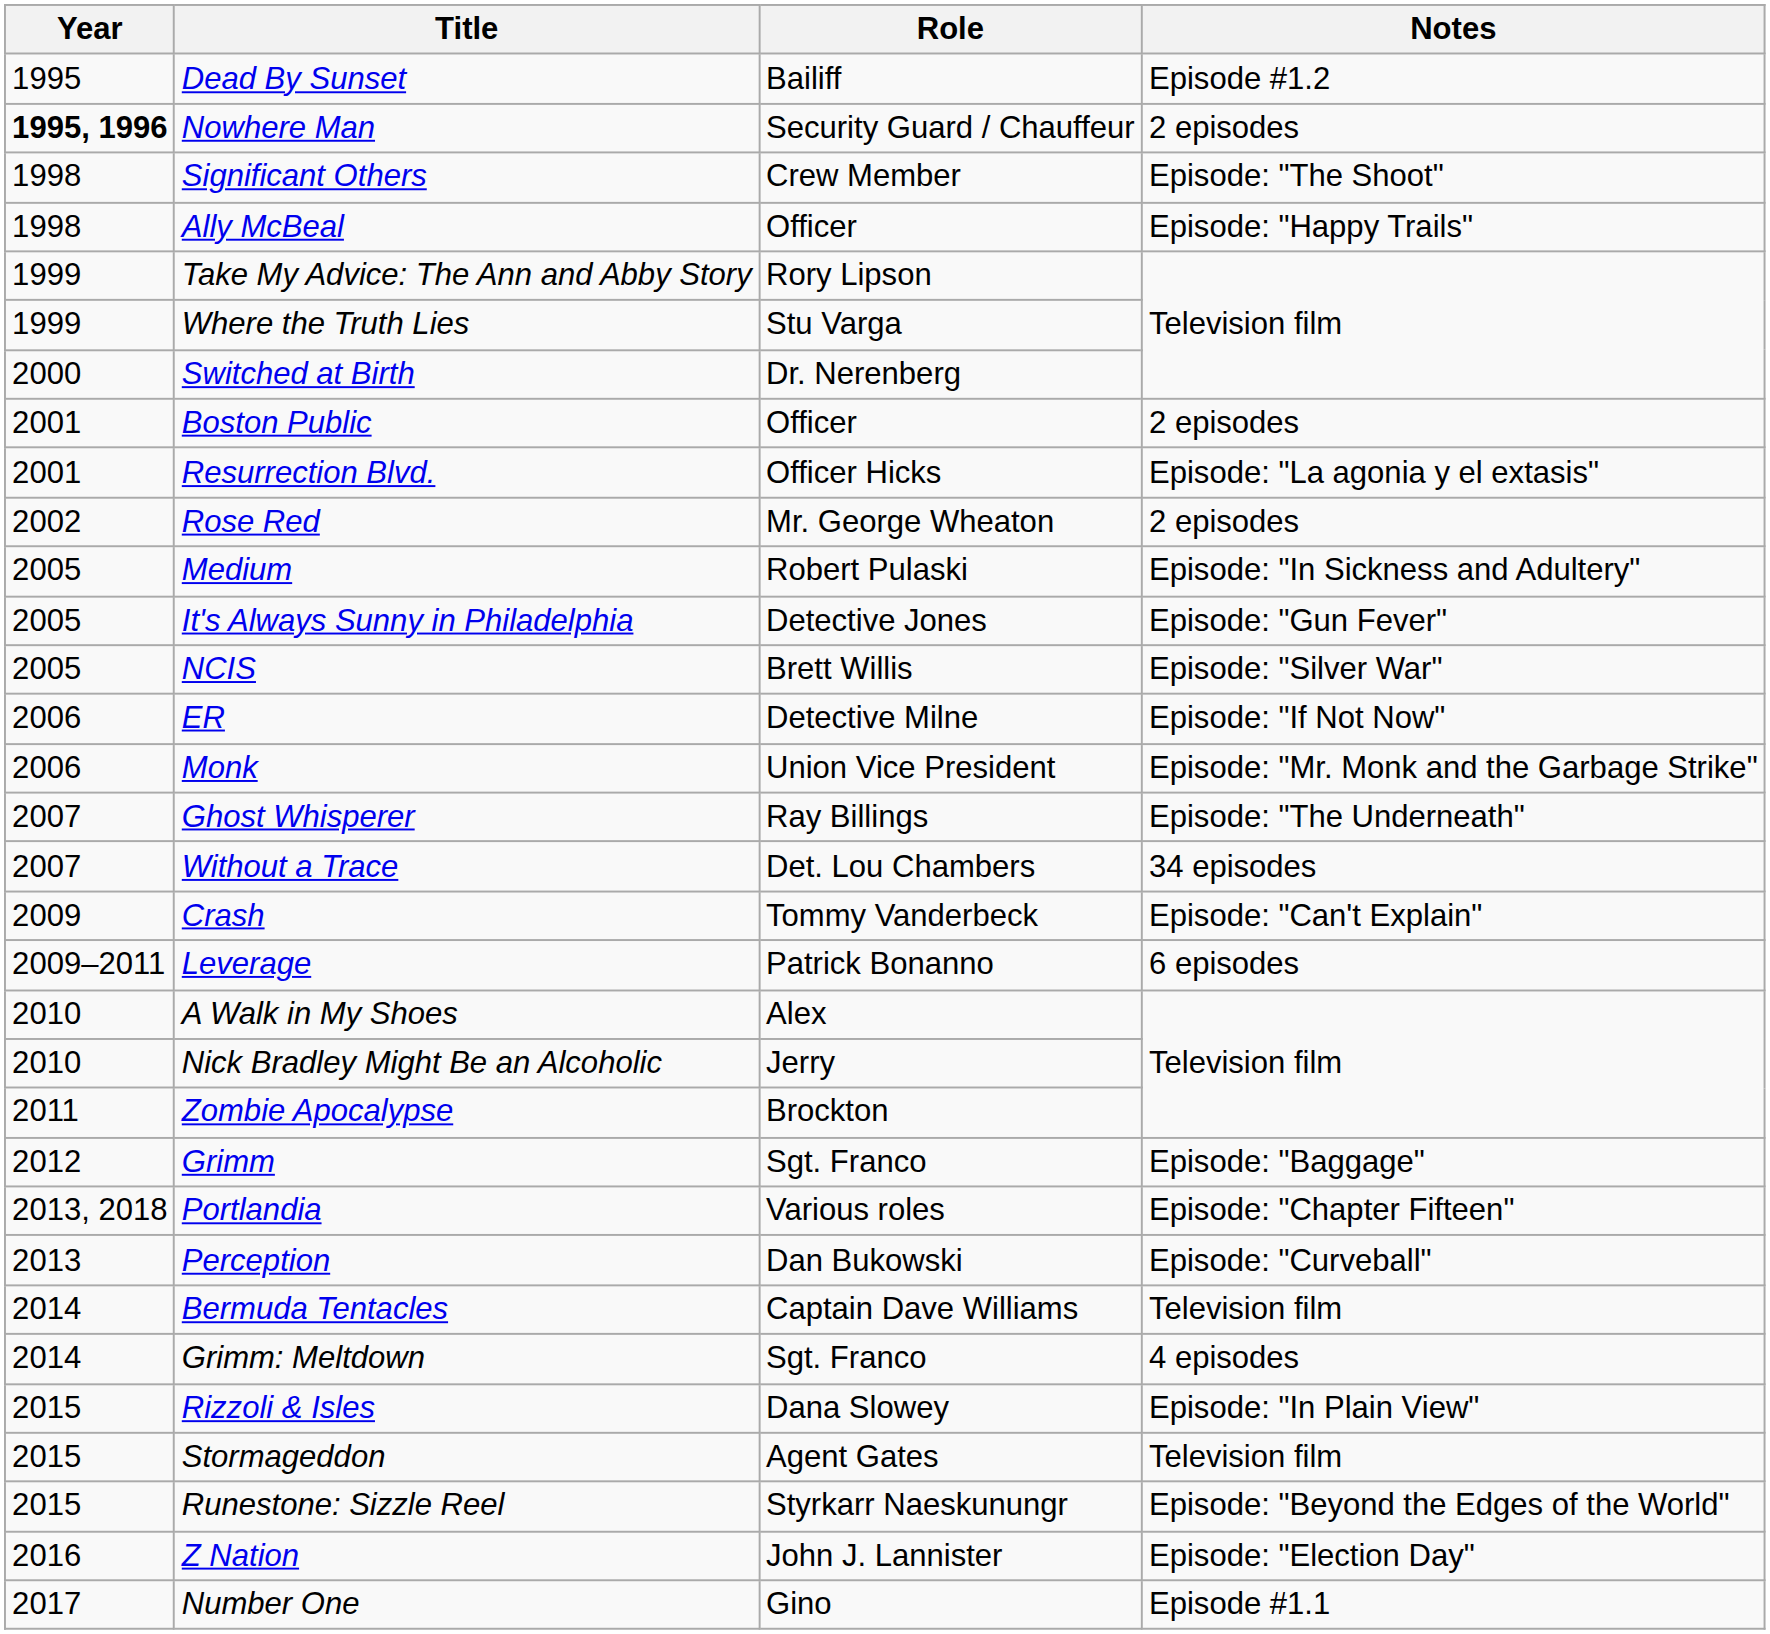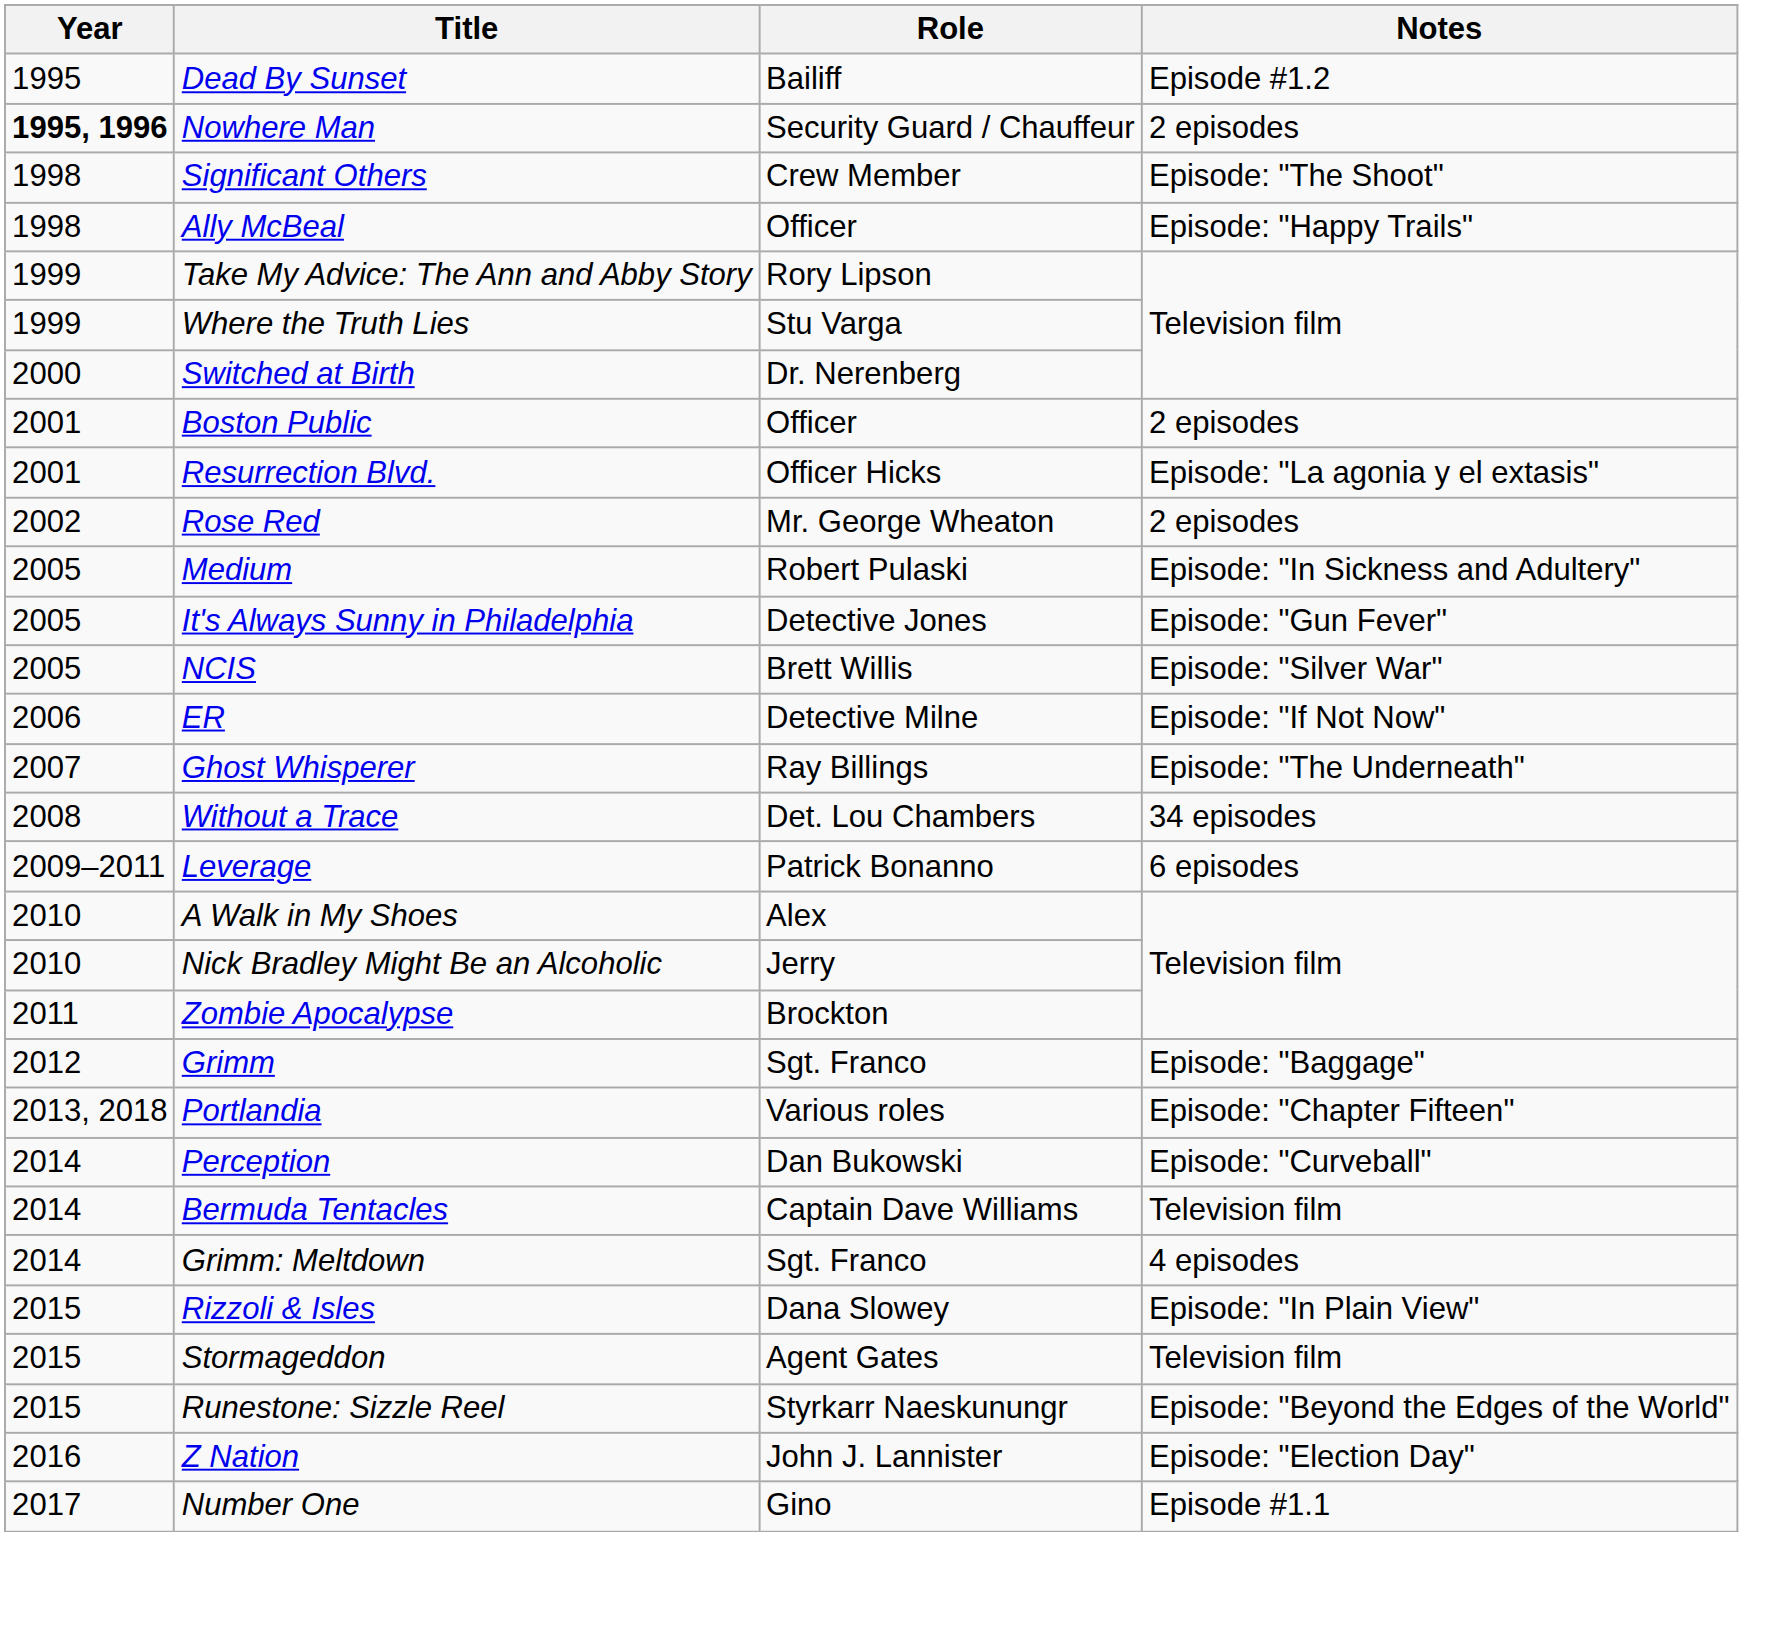- row: (220, 767)
(47, 865) 2007 -> (47, 816) 2008
- row: (223, 915)
(47, 1259) 2013 -> (47, 1161) 2014
